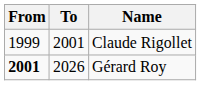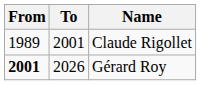(24, 42) 1999 -> (24, 42) 1989
